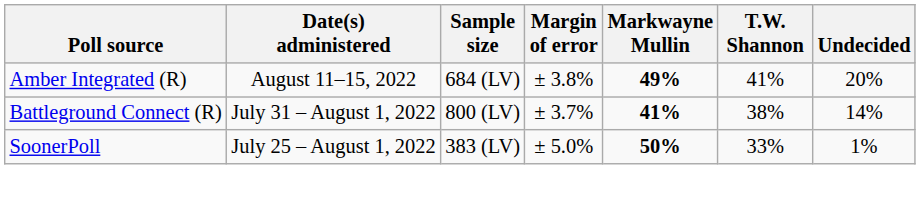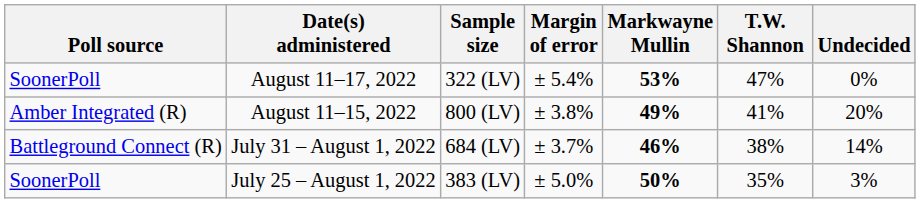+ row: (334, 79)
(483, 79) 684 (LV) -> (483, 113) 800 (LV)
(483, 113) 800 (LV) -> (483, 147) 684 (LV)
(660, 113) 41% -> (660, 147) 46%
(765, 147) 33% -> (765, 180) 35%
(864, 147) 1% -> (864, 180) 3%
